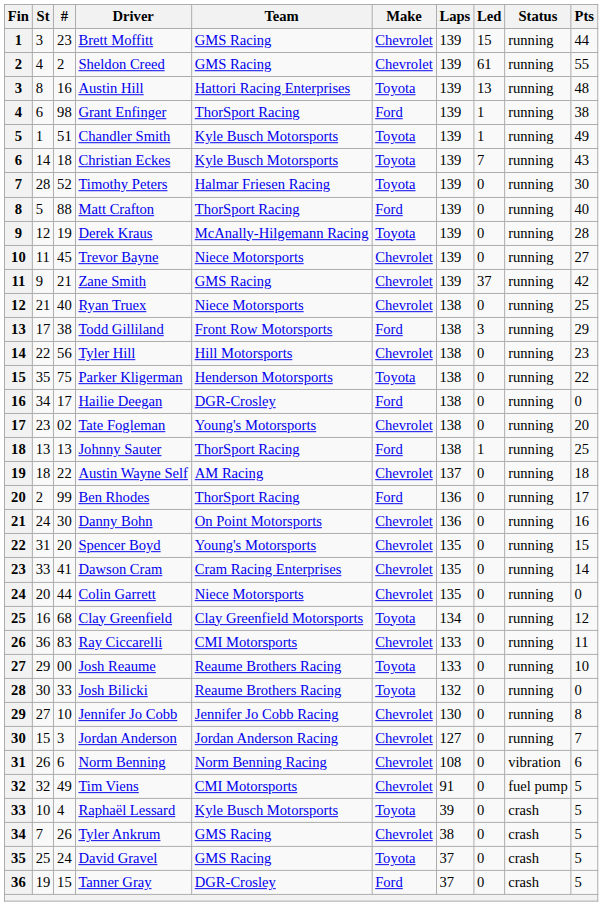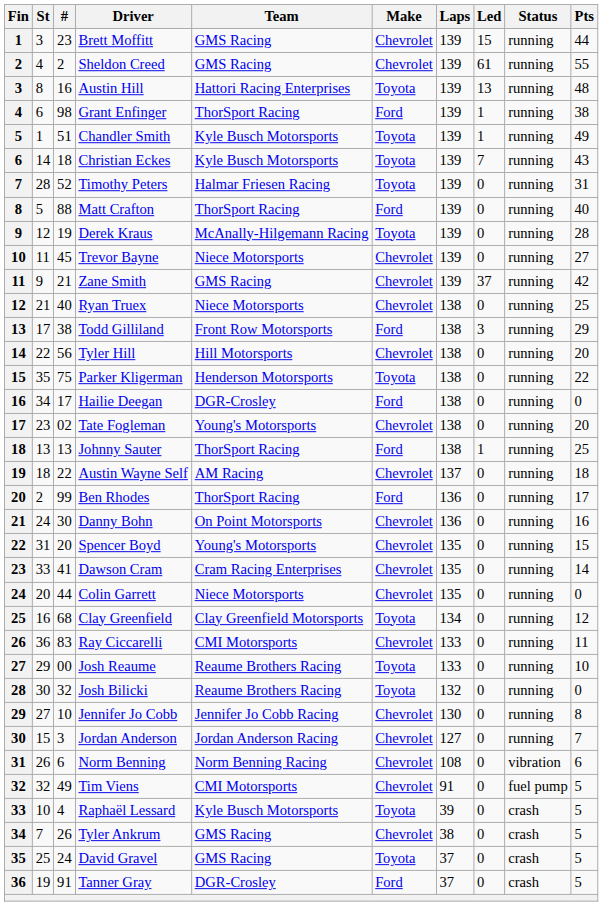(582, 185) 30 -> (582, 185) 31
(582, 353) 23 -> (582, 353) 20
(64, 690) 33 -> (64, 690) 32
(64, 882) 15 -> (64, 882) 91
